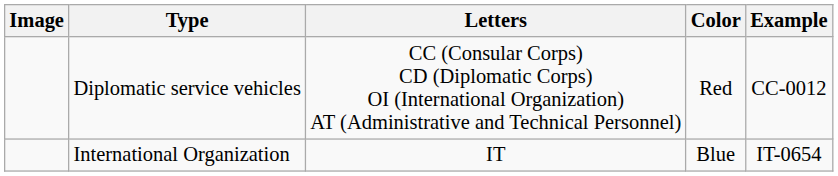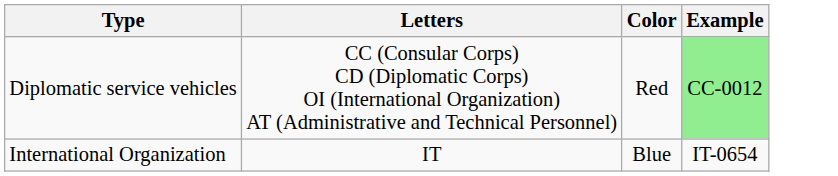- column: (37, 20)
(789, 87) no background -> (725, 87) lightgreen background
